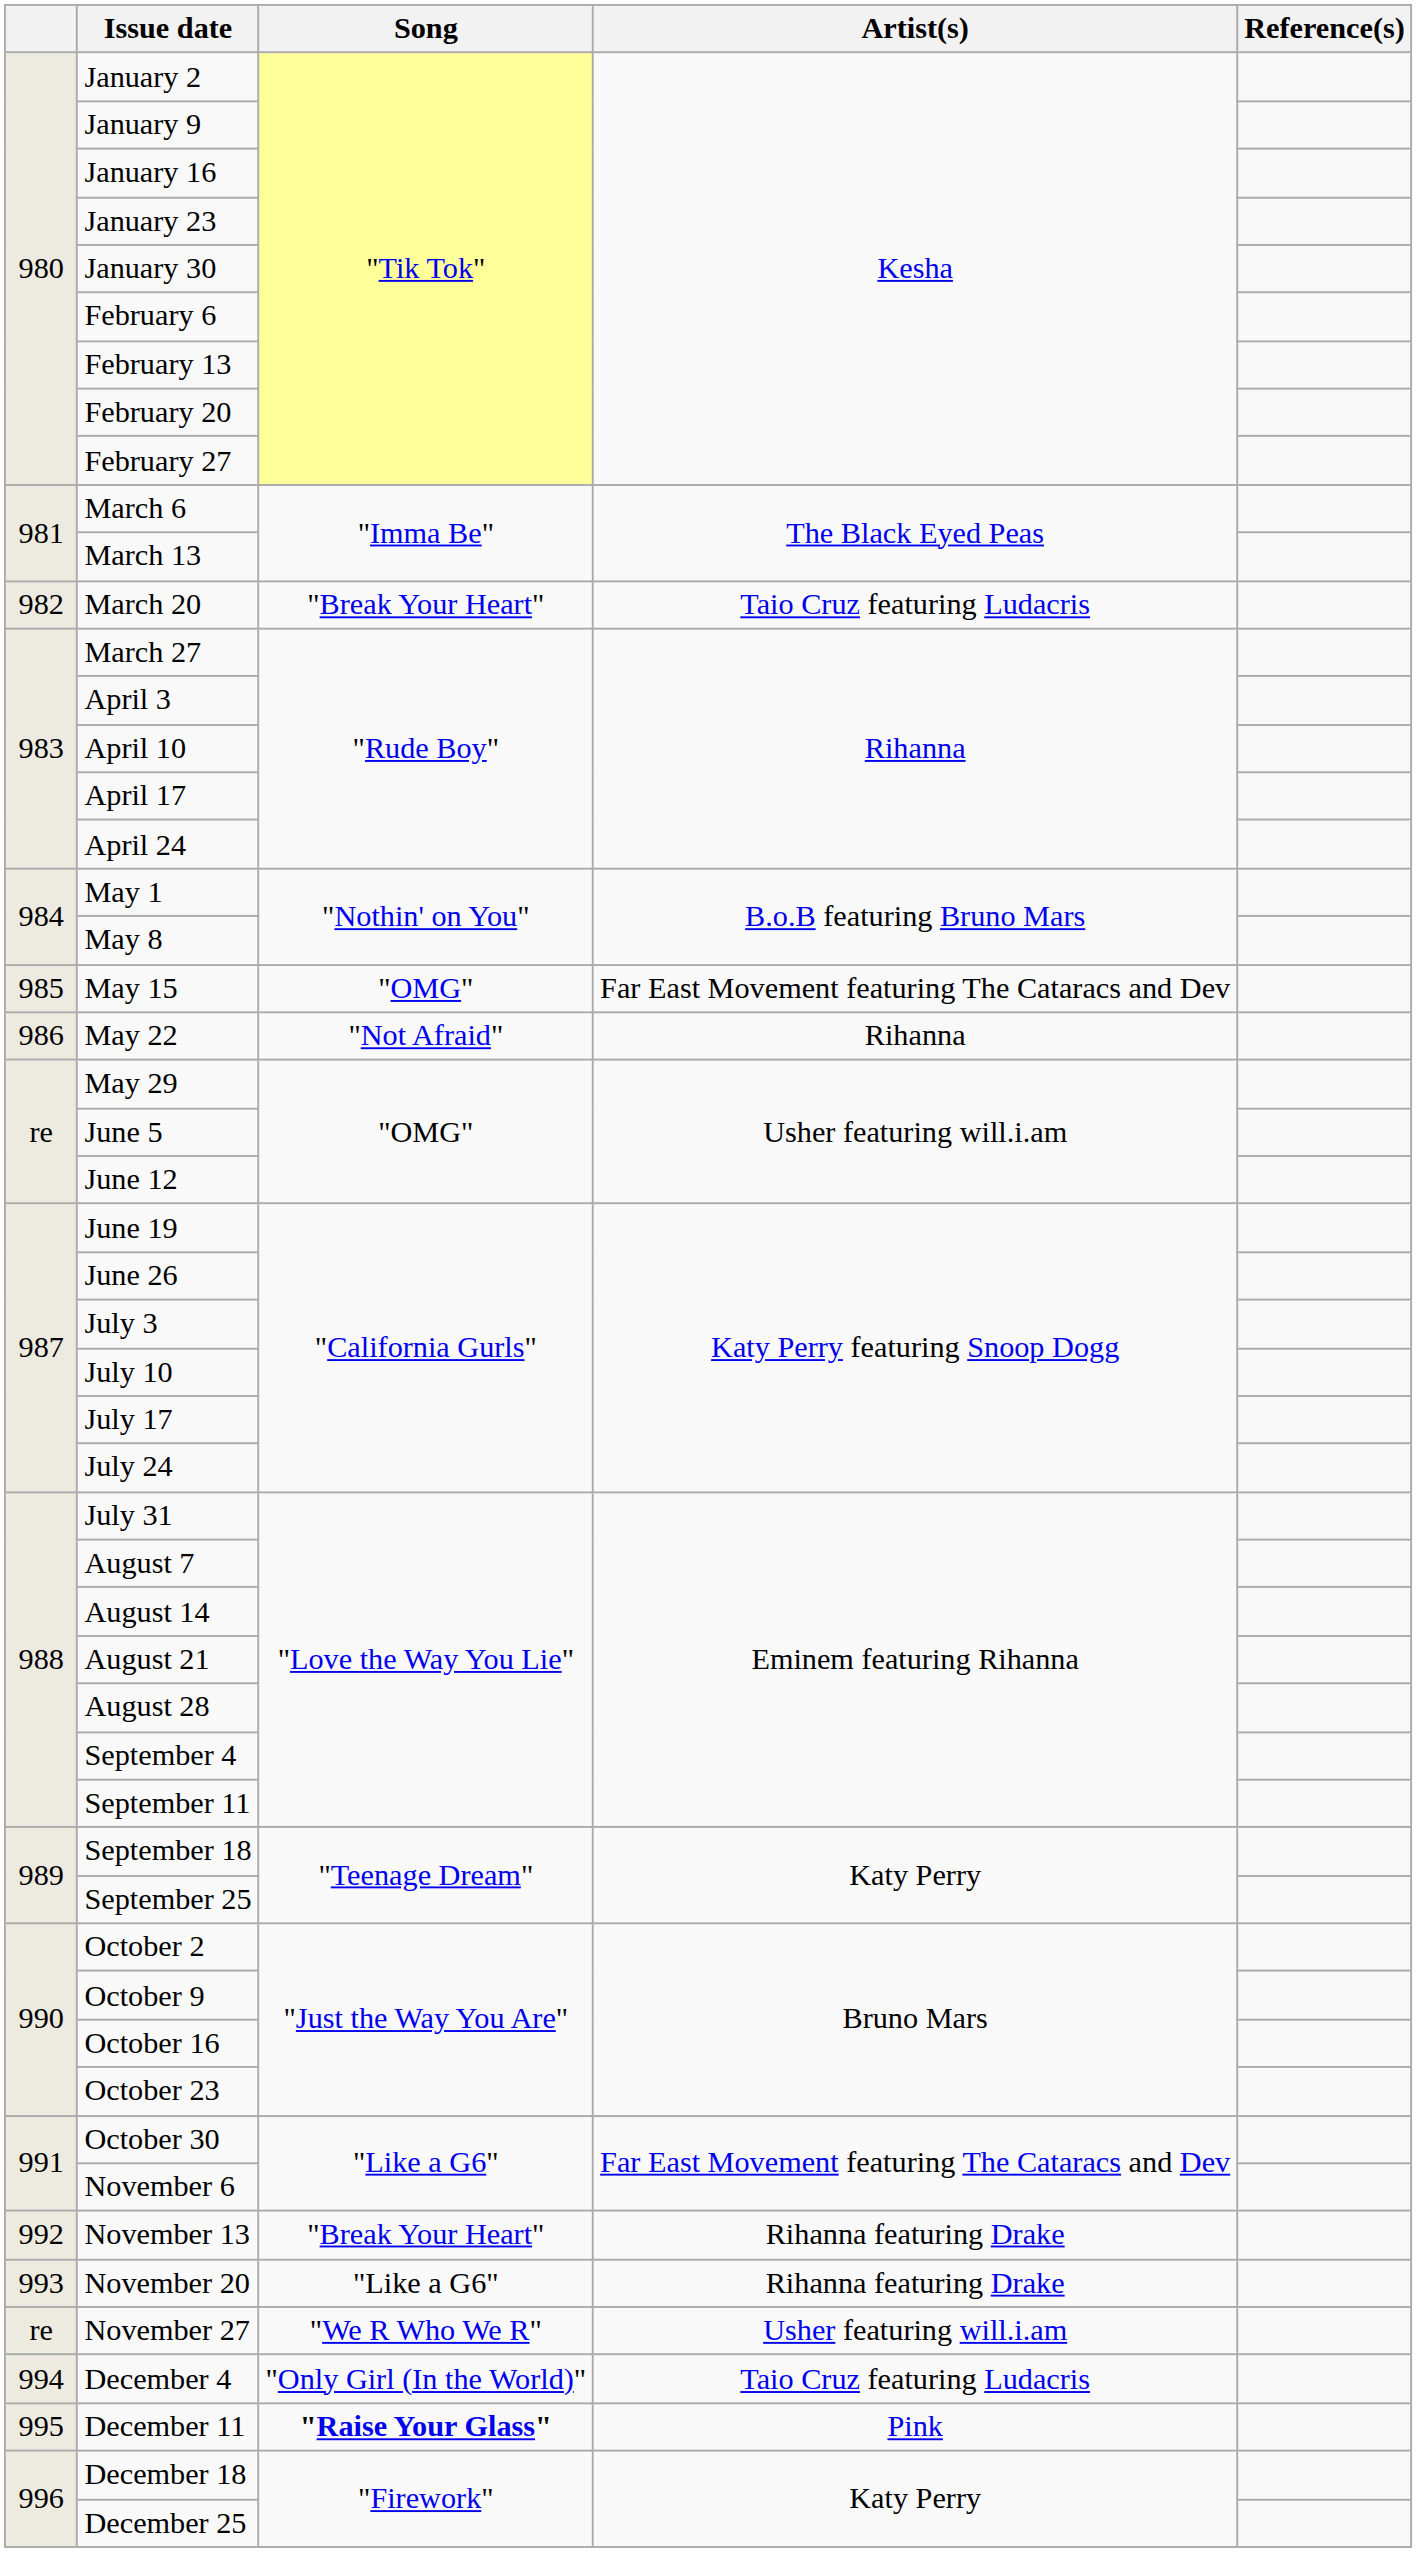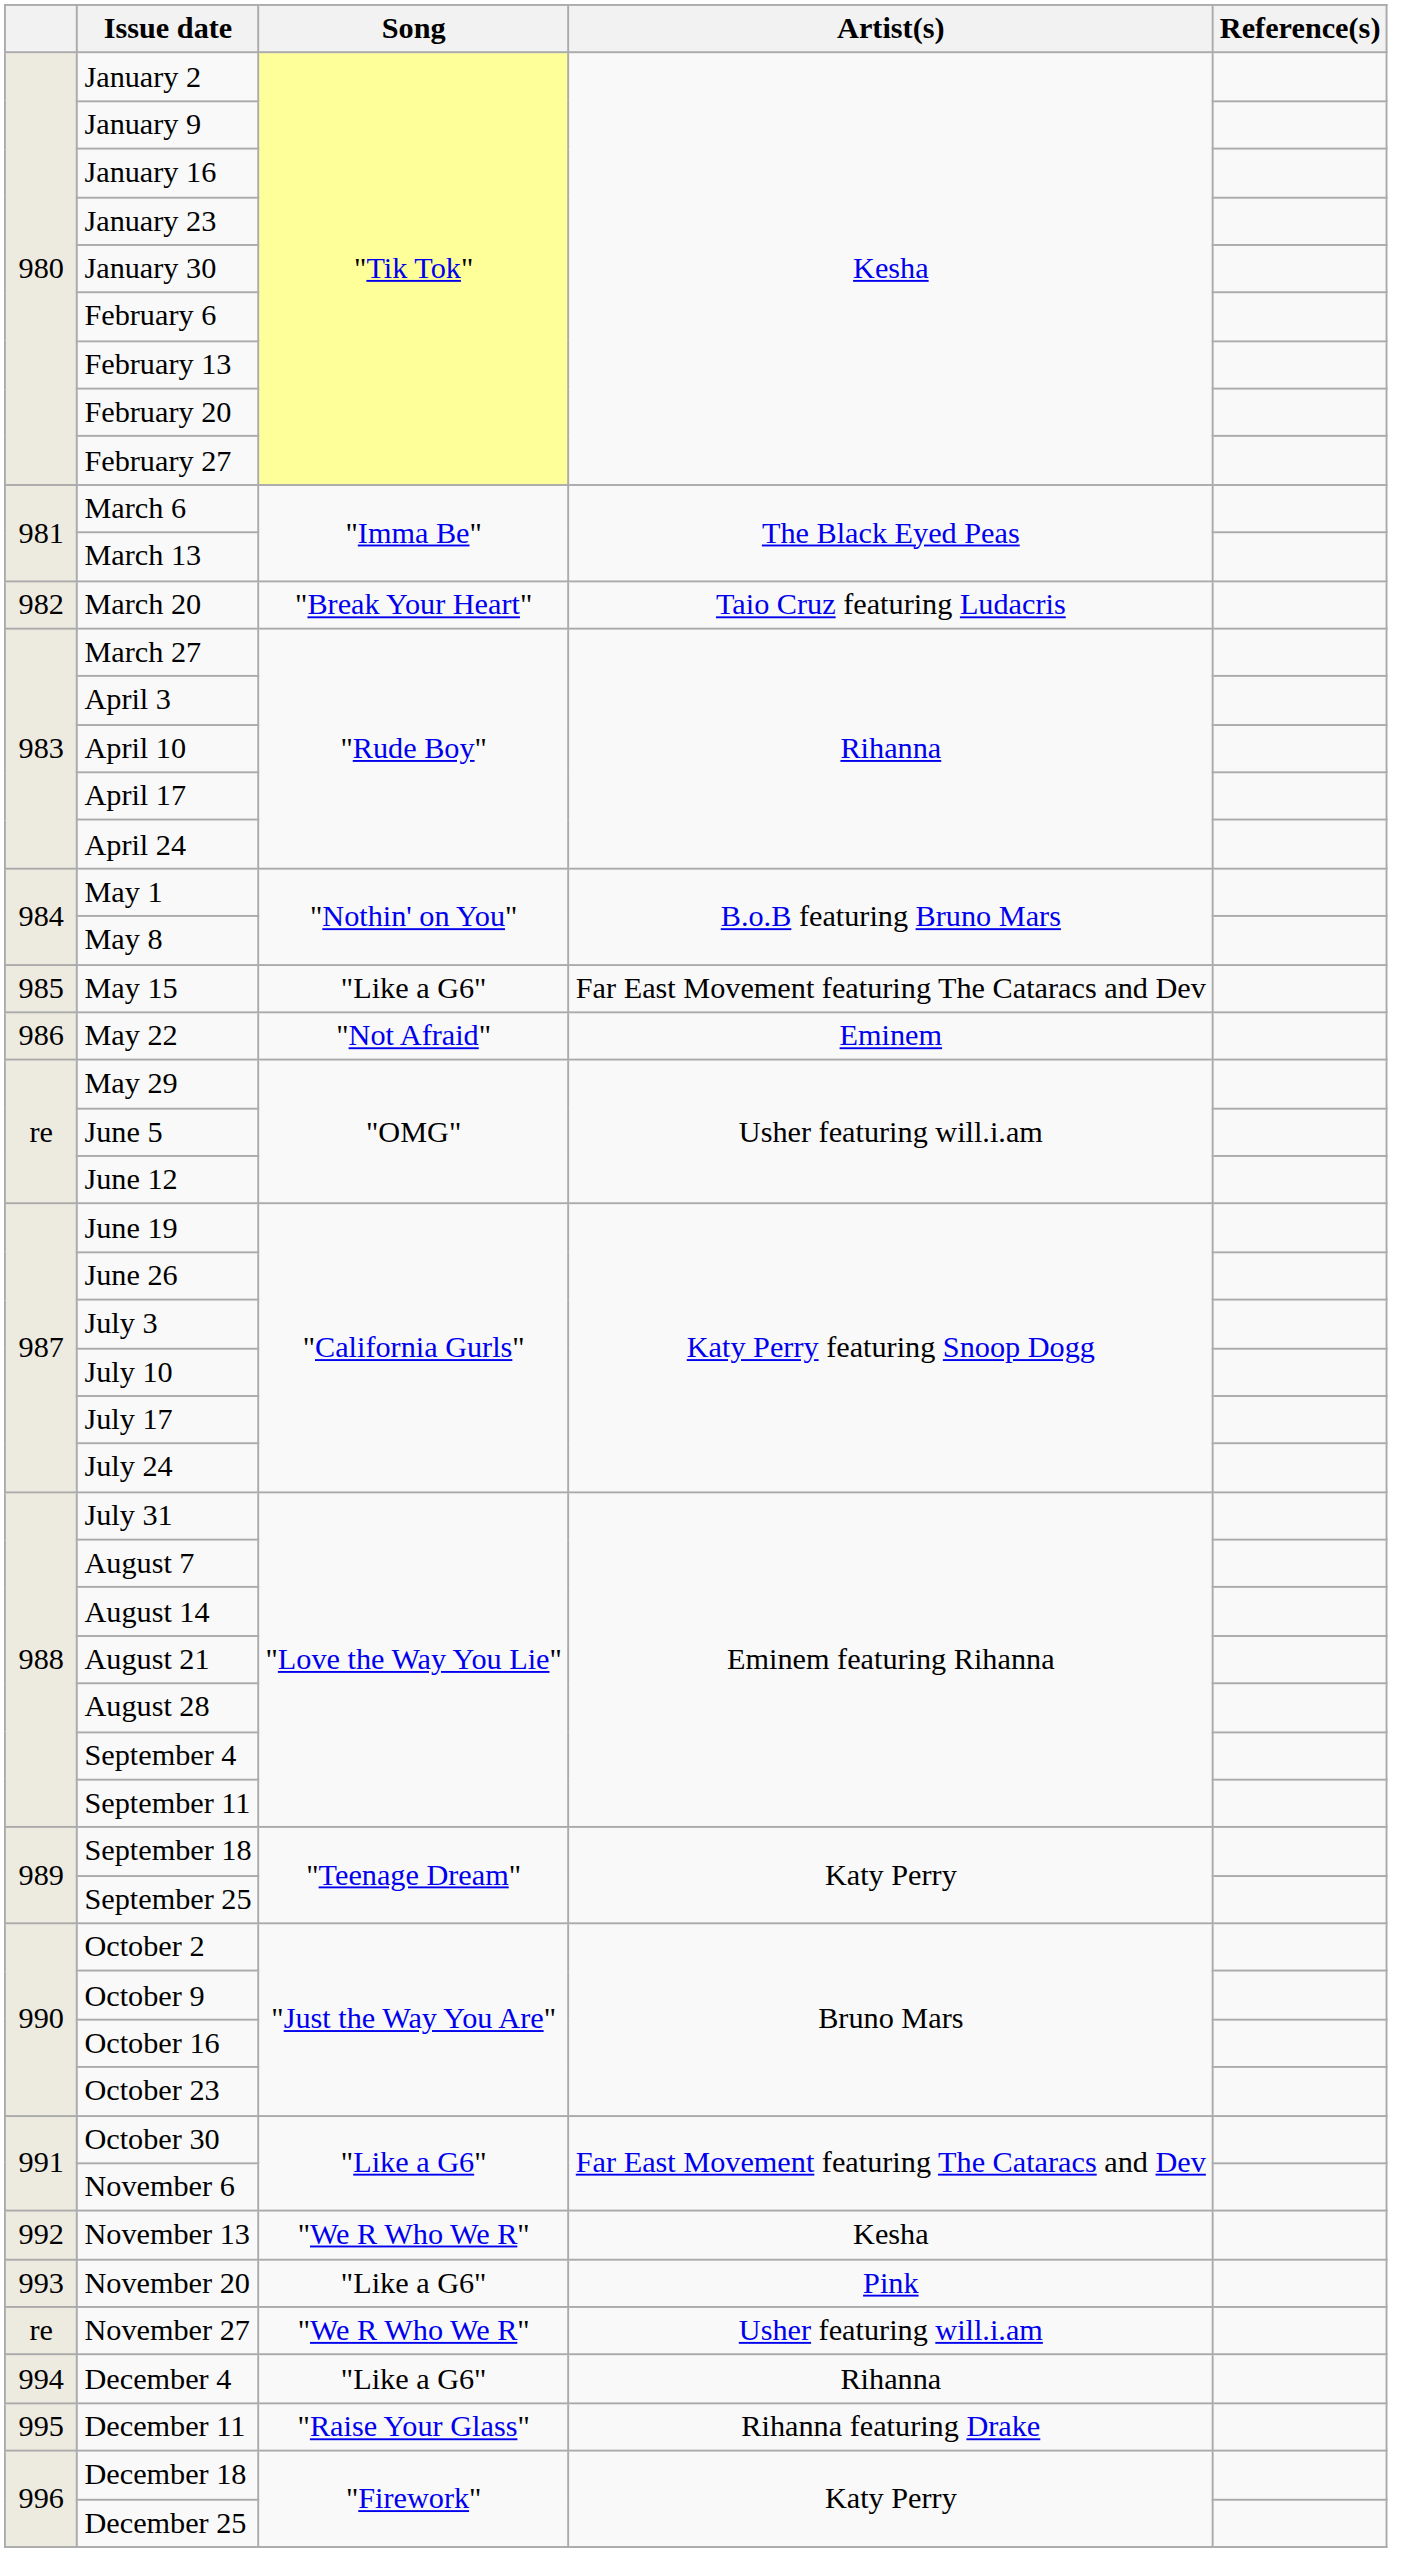(426, 987) "OMG" -> (414, 987) "Like a G6"
(915, 1035) Rihanna -> (891, 1035) Eminem
(426, 2234) "Break Your Heart" -> (414, 2234) "We R Who We R"
(915, 2234) Rihanna featuring Drake -> (891, 2234) Kesha
(915, 2282) Rihanna featuring Drake -> (891, 2282) Pink
(426, 2378) "Only Girl (In the World)" -> (414, 2378) "Like a G6"
(915, 2378) Taio Cruz featuring Ludacris -> (891, 2378) Rihanna
(426, 2426) bold -> (414, 2426) normal
(915, 2426) Pink -> (891, 2426) Rihanna featuring Drake
